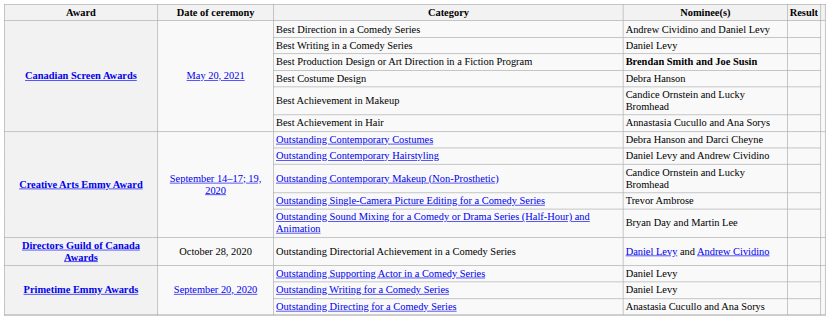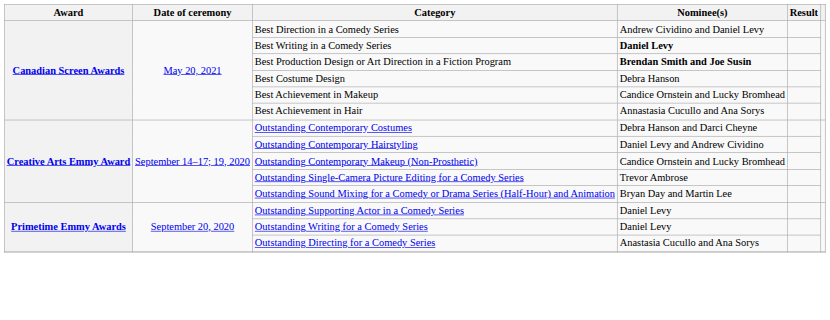(651, 45) normal -> (646, 45) bold
- row: (396, 251)
